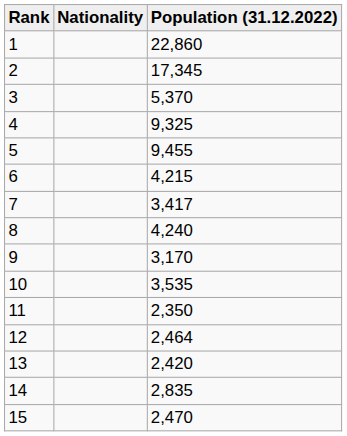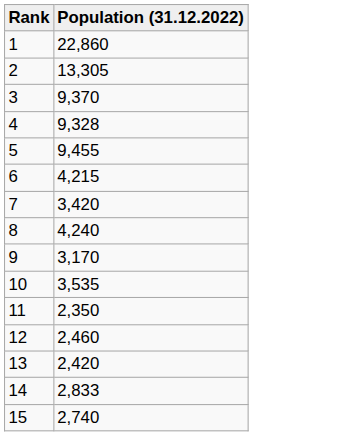- column: (100, 17)
(177, 71) 17,345 -> (83, 71) 13,305
(172, 97) 5,370 -> (78, 97) 9,370
(172, 124) 9,325 -> (78, 124) 9,328
(172, 204) 3,417 -> (78, 204) 3,420
(172, 337) 2,464 -> (78, 337) 2,460
(172, 390) 2,835 -> (78, 390) 2,833
(172, 417) 2,470 -> (78, 417) 2,740
